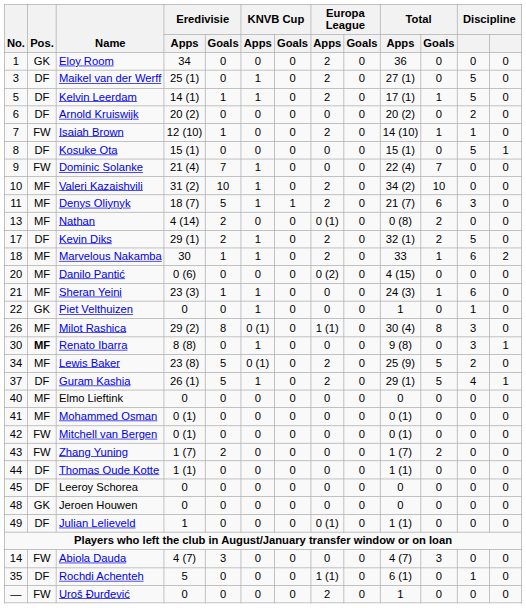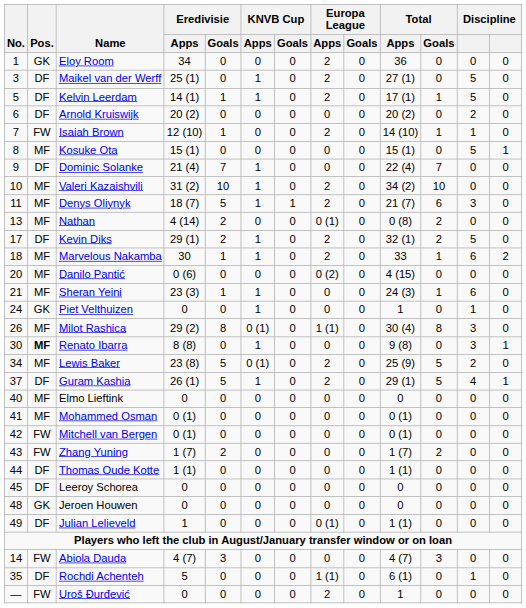(42, 150) DF -> (42, 150) MF
(42, 168) FW -> (42, 168) DF
(16, 310) 22 -> (16, 310) 24
